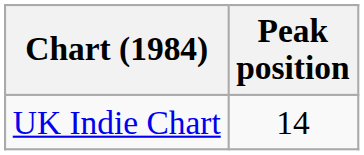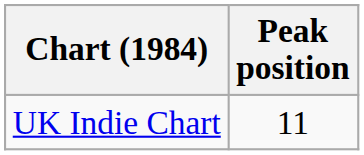(293, 121) 14 -> (293, 121) 11
